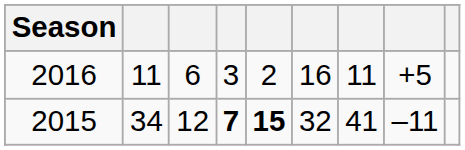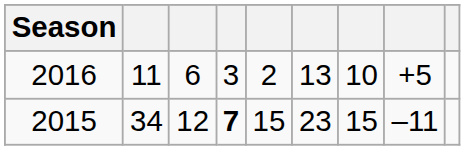(315, 74) 16 -> (315, 74) 13
(362, 74) 11 -> (362, 74) 10
(269, 121) bold -> (269, 121) normal
(315, 121) 32 -> (315, 121) 23
(362, 121) 41 -> (362, 121) 15
